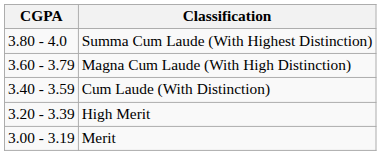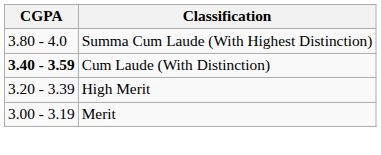- row: (216, 65)
(41, 89) normal -> (41, 65) bold
